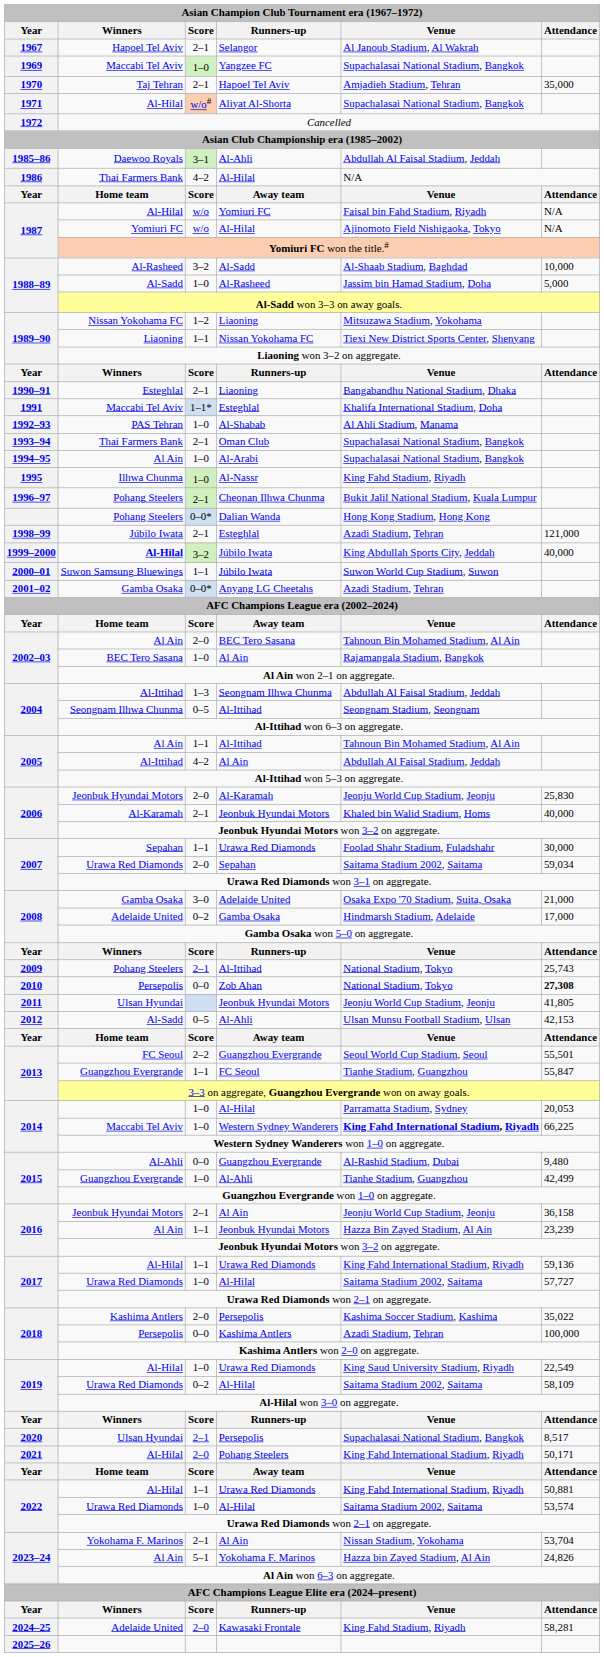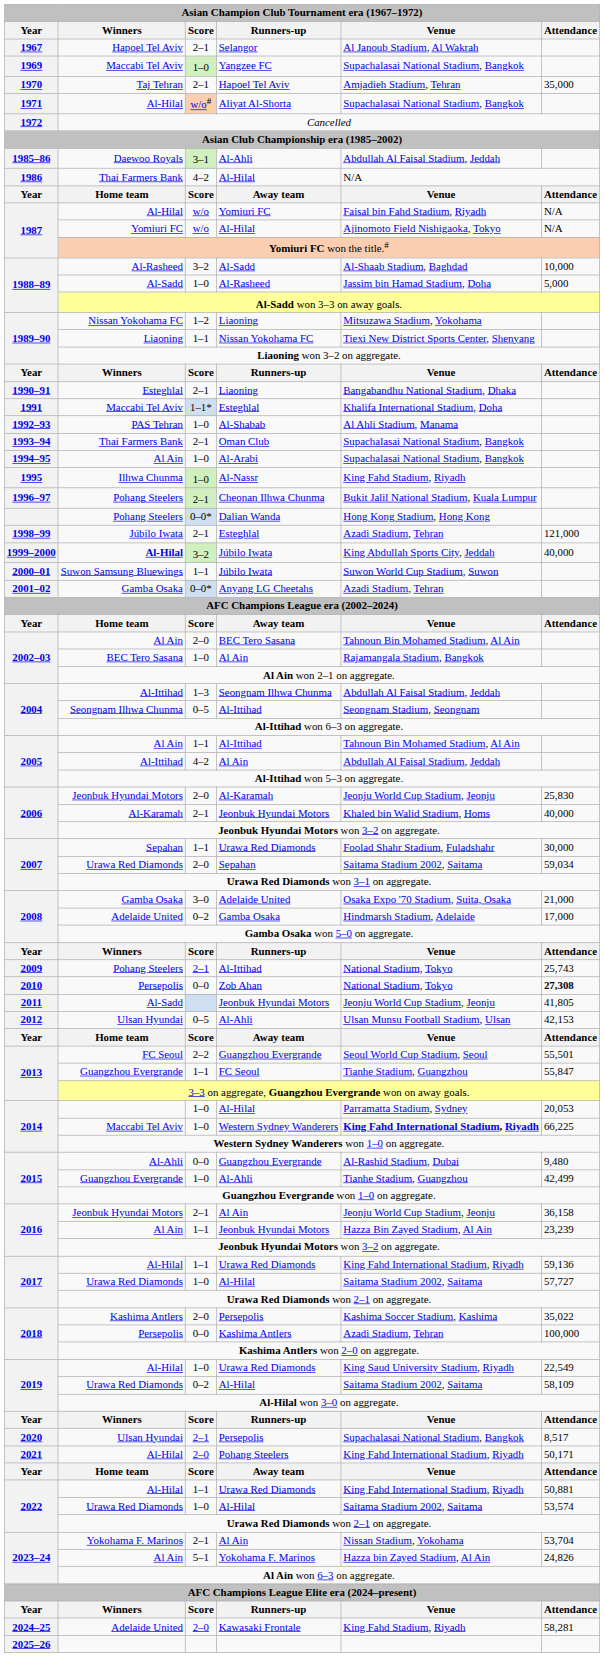(150, 1002) Ulsan Hyundai -> (165, 1002) Al-Sadd
(165, 1020) Al-Sadd -> (150, 1020) Ulsan Hyundai
